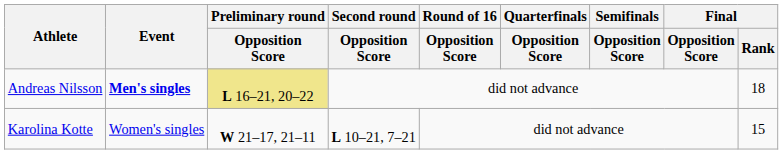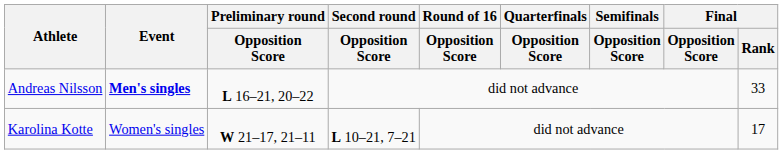(268, 97) khaki background -> (268, 97) no background
(758, 88) 18 -> (758, 88) 33
(758, 129) 15 -> (758, 129) 17
